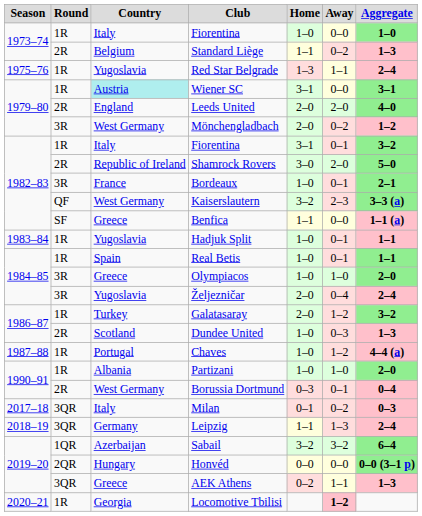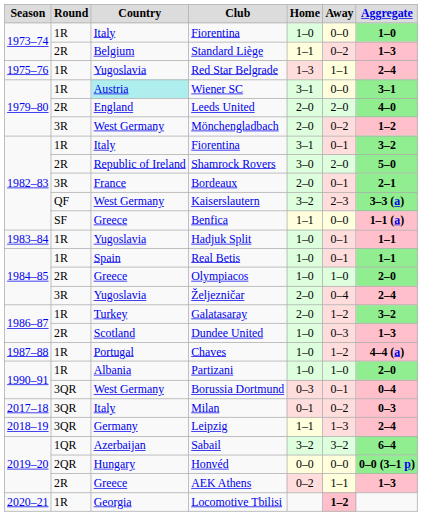(305, 182) 1–0 -> (305, 182) 2–0
(61, 276) 3R -> (61, 276) 2R
(61, 389) 2R -> (65, 389) 3QR
(65, 483) 3QR -> (61, 483) 2R
